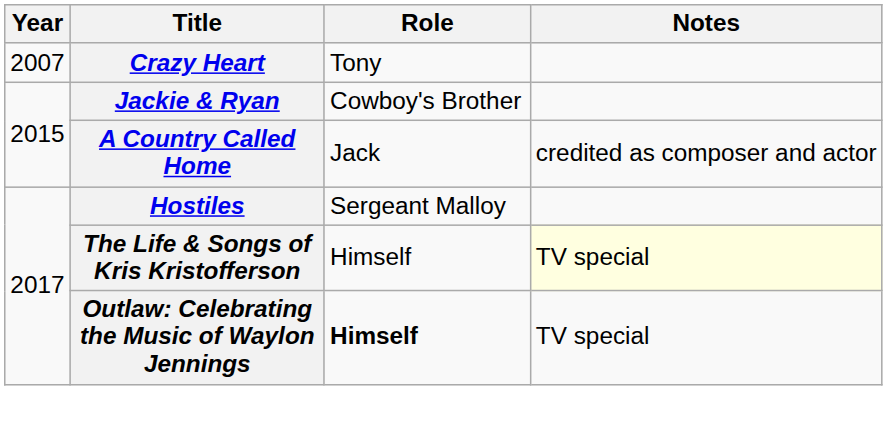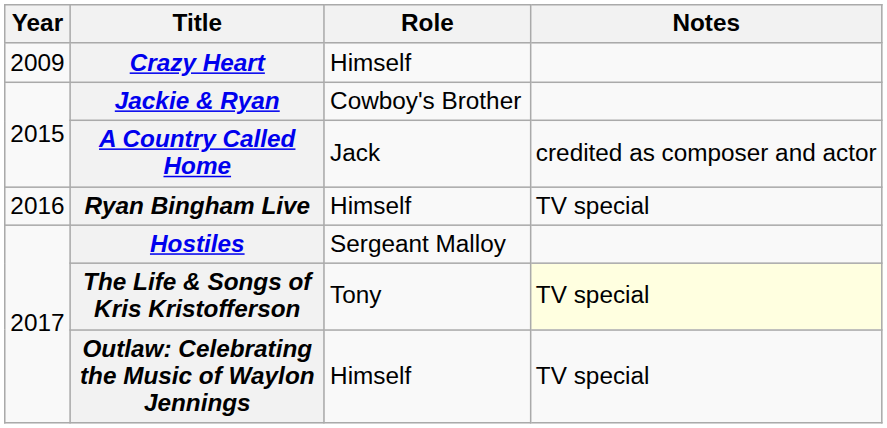(37, 62) 2007 -> (37, 62) 2009
(356, 62) Tony -> (371, 62) Himself
+ row: (197, 205)
(371, 257) Himself -> (356, 296) Tony
(374, 337) bold -> (371, 375) normal
